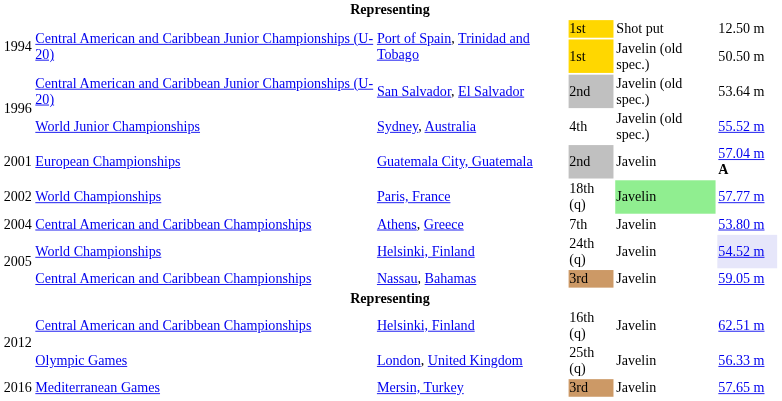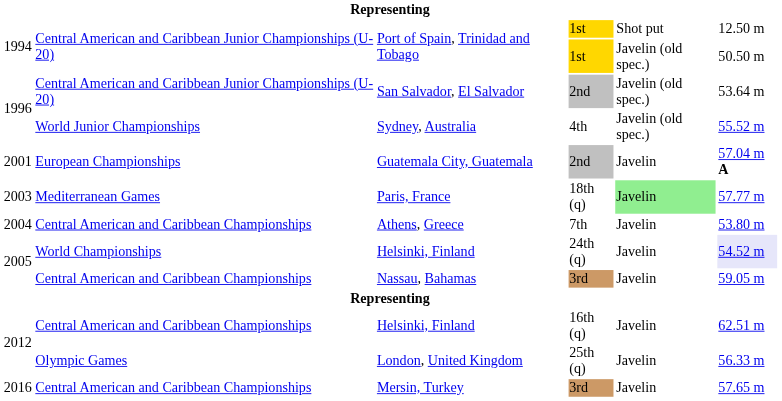(18, 197) 2002 -> (18, 197) 2003
(98, 197) World Championships -> (98, 197) Mediterranean Games
(98, 388) Mediterranean Games -> (173, 388) Central American and Caribbean Championships
